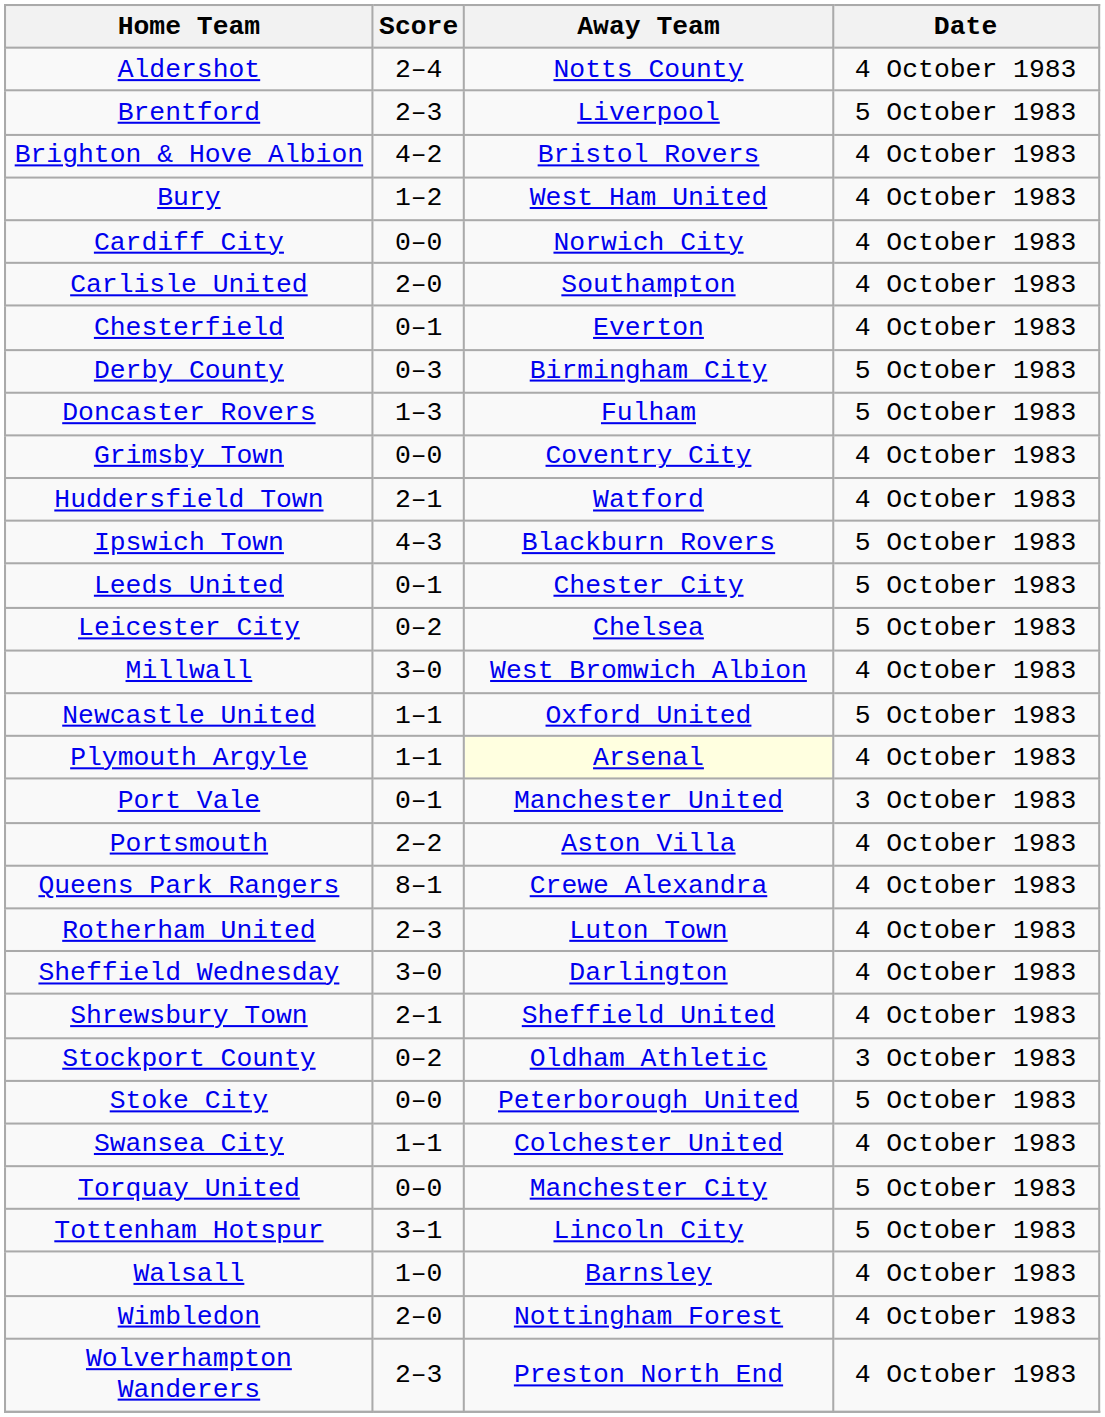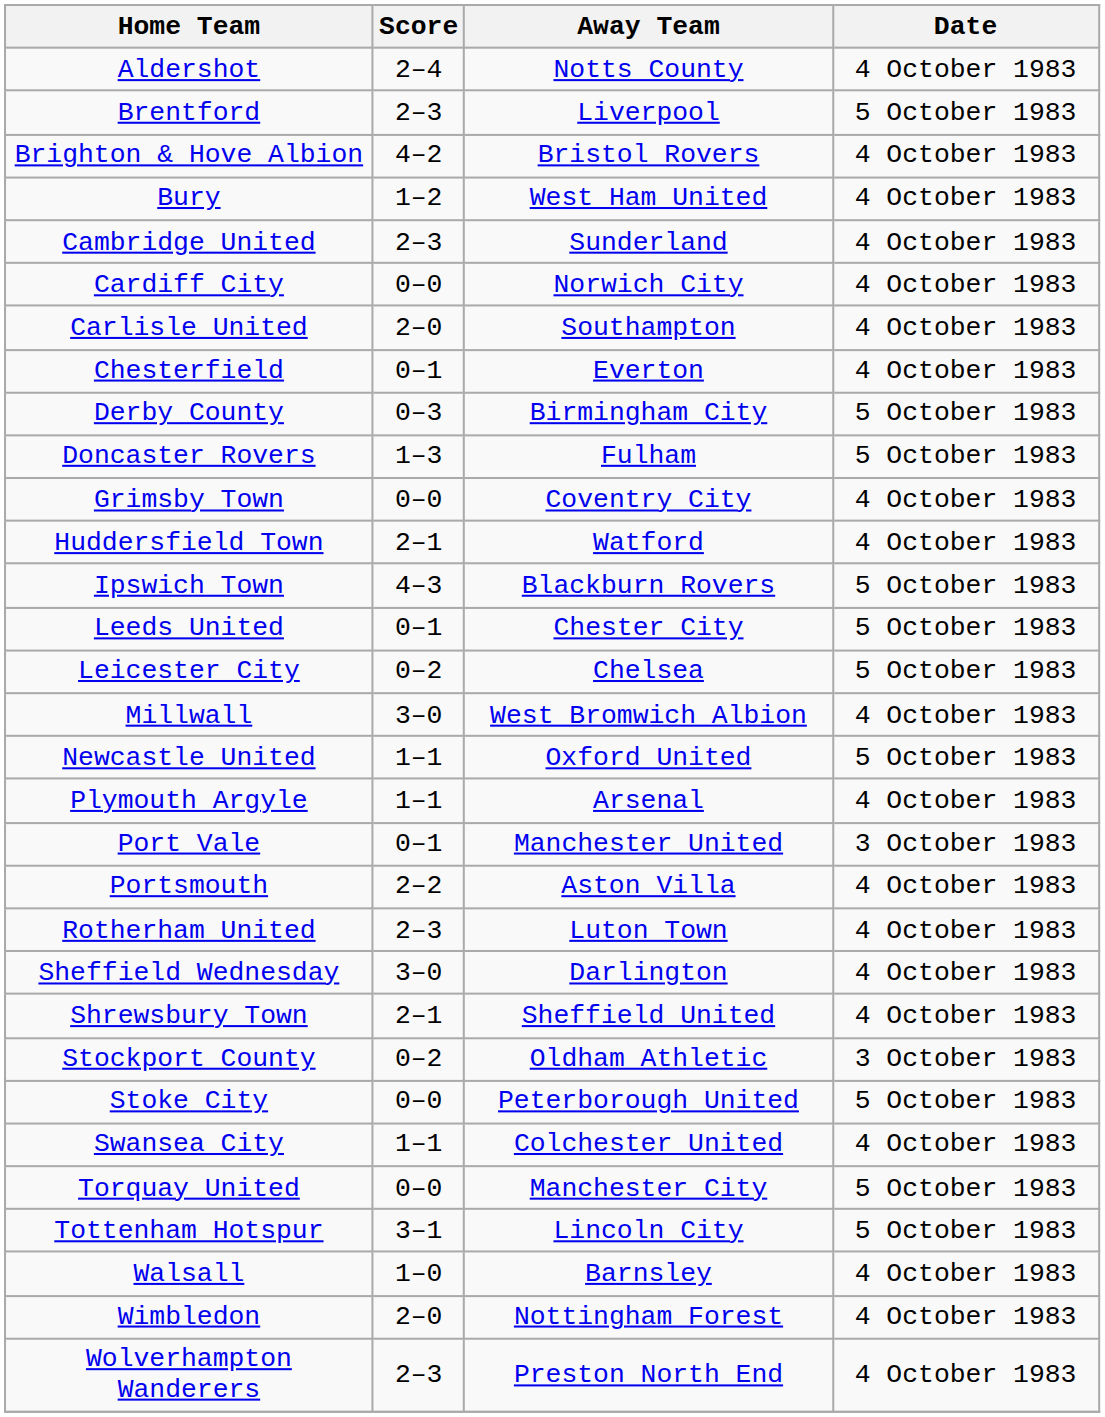+ row: (189, 242)
(648, 758) lightyellow background -> (648, 801) no background
- row: (189, 887)
